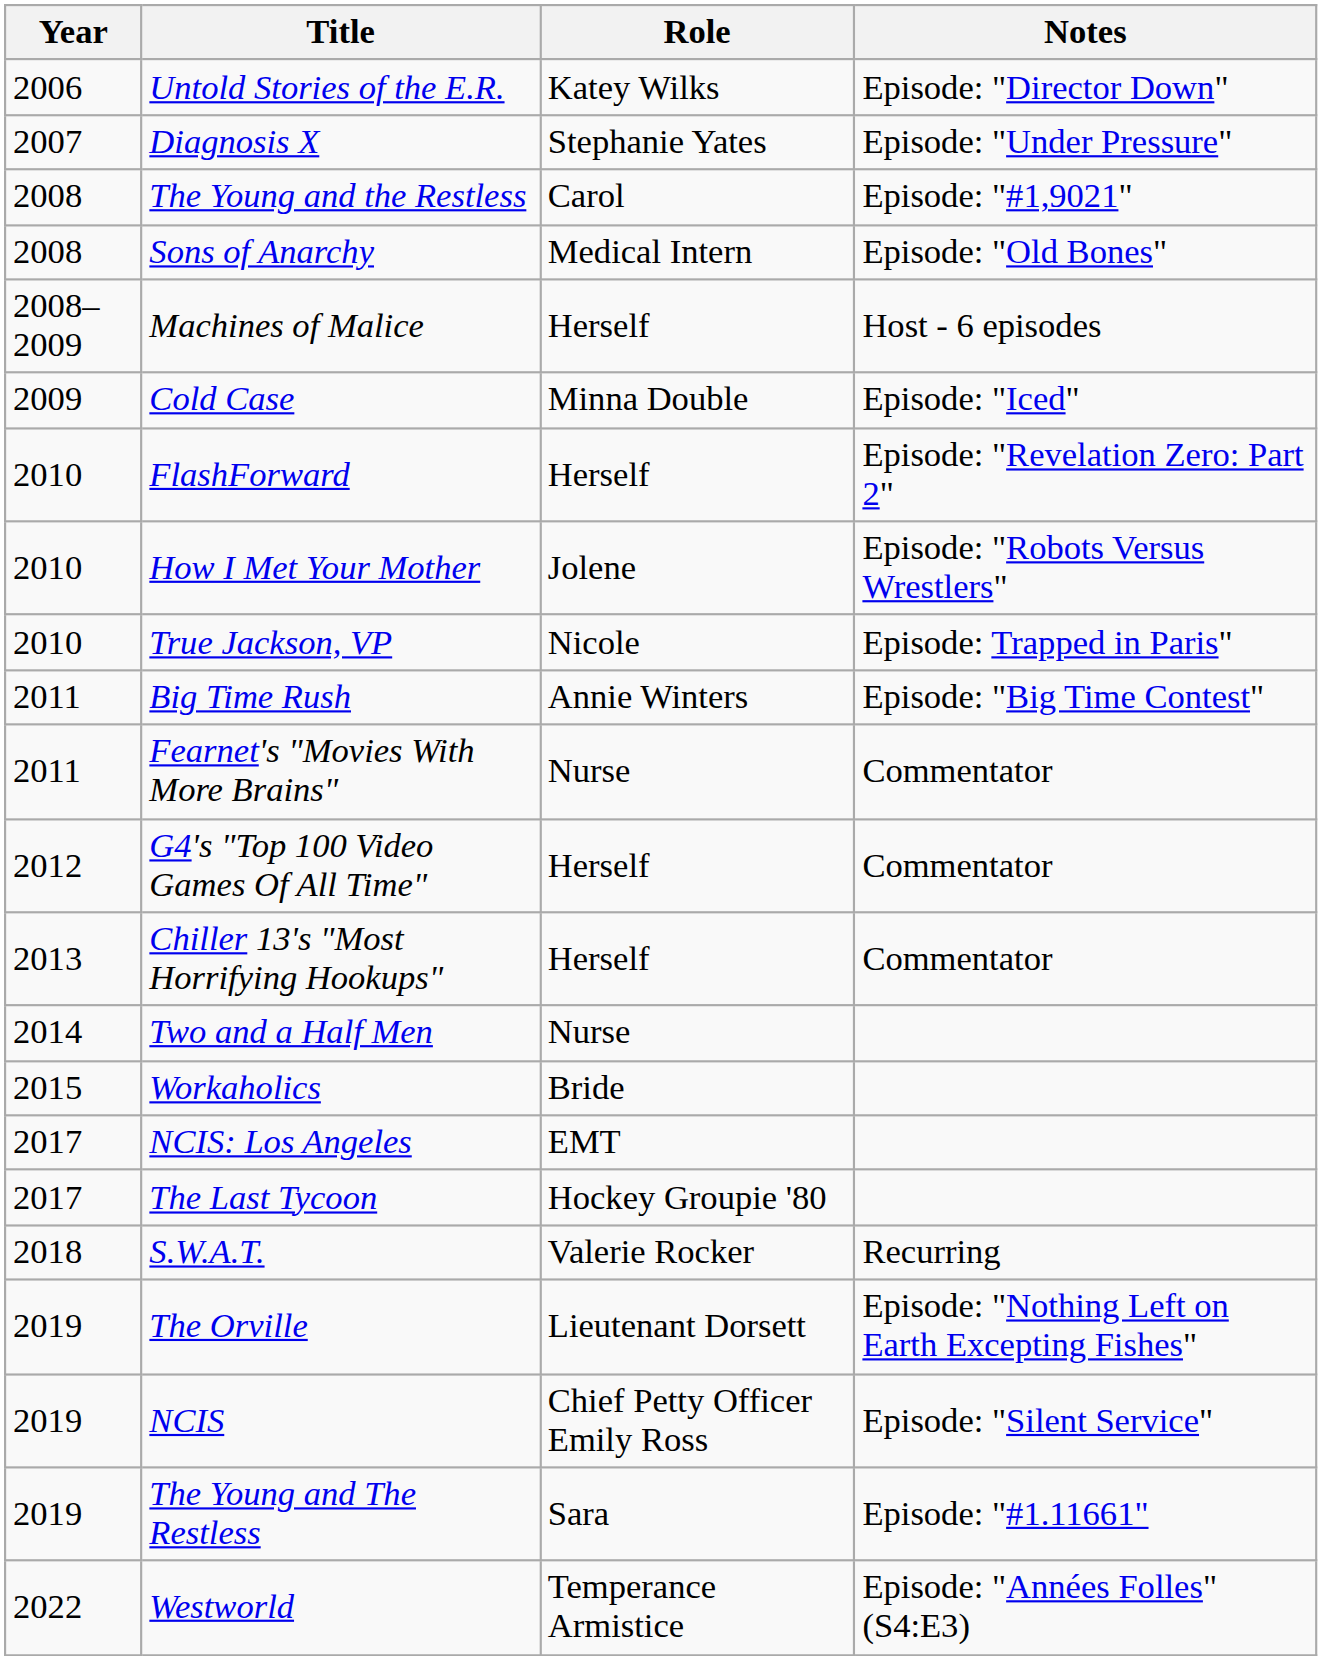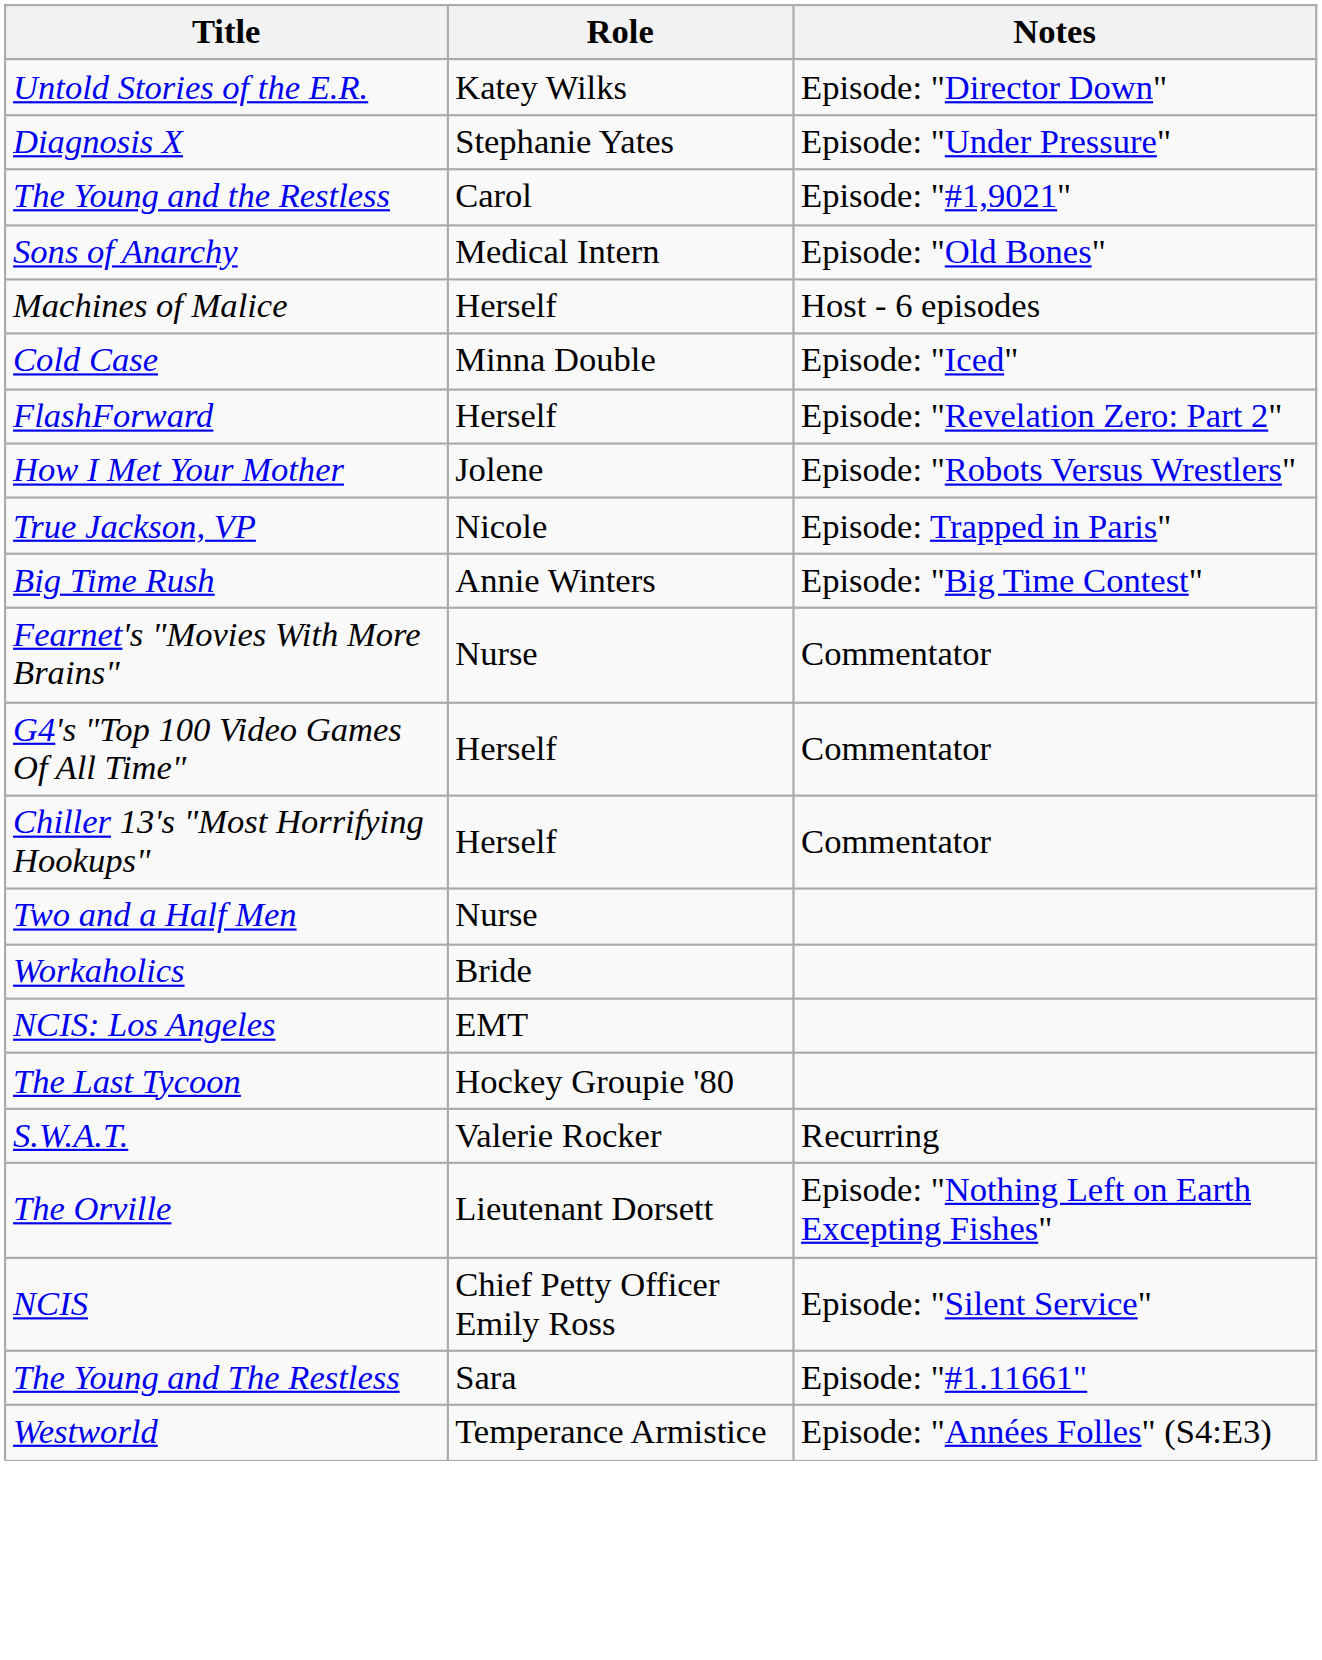- column: (73, 31)
